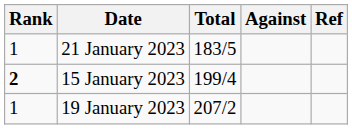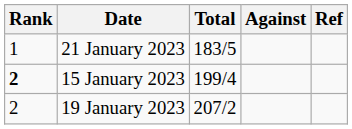(14, 108) 1 -> (14, 108) 2
